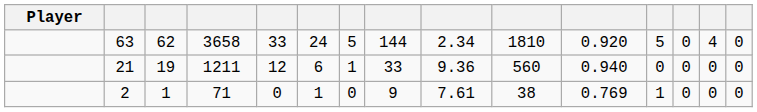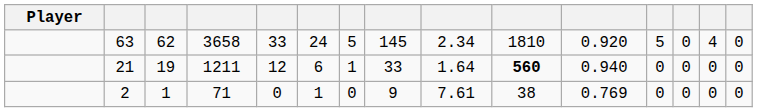(393, 43) 144 -> (393, 43) 145
(456, 68) 9.36 -> (456, 68) 1.64
(526, 68) normal -> (526, 68) bold
(660, 94) 1 -> (660, 94) 0
